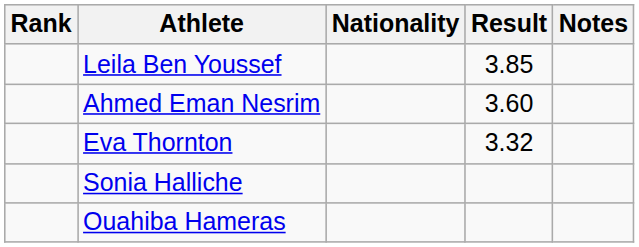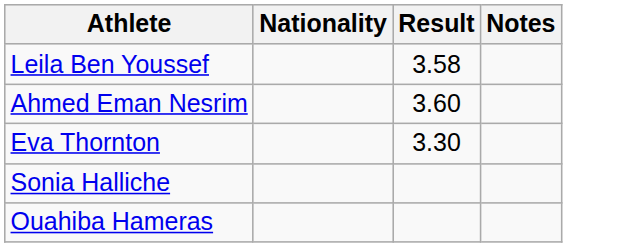- column: (41, 24)
(509, 63) 3.85 -> (436, 63) 3.58
(509, 143) 3.32 -> (436, 143) 3.30
